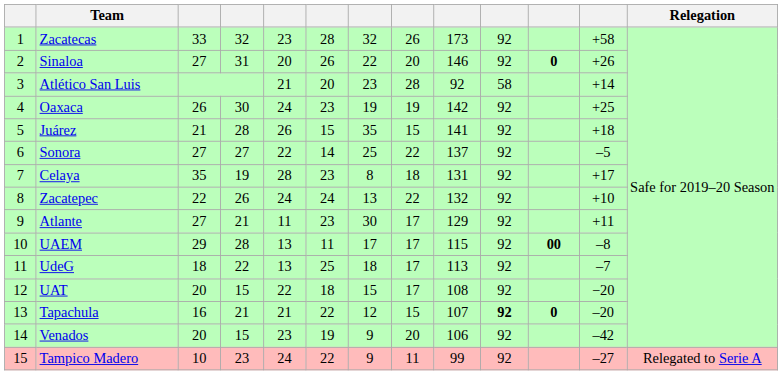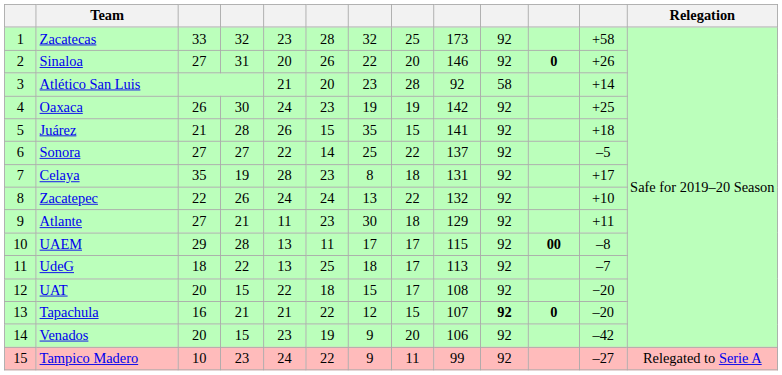(412, 38) 26 -> (412, 38) 25
(412, 221) 17 -> (412, 221) 18
